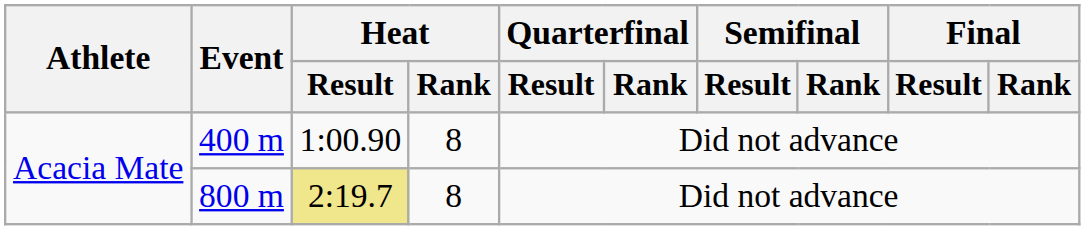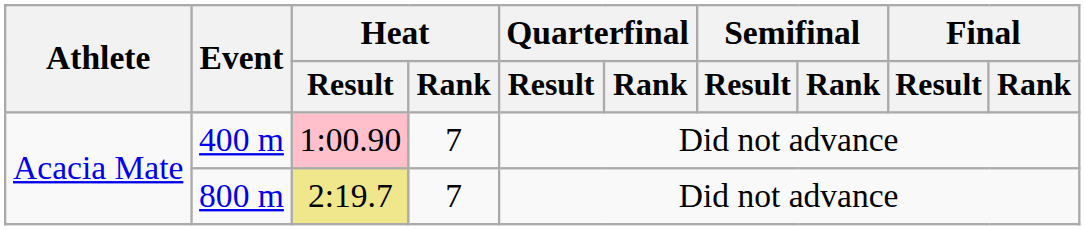(350, 140) no background -> (350, 140) pink background
(454, 140) 8 -> (454, 140) 7
(454, 195) 8 -> (454, 195) 7
